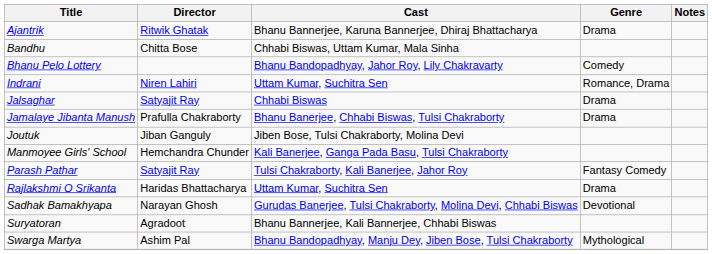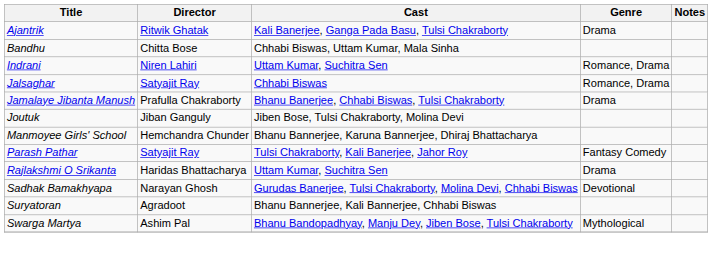(396, 30) Bhanu Bannerjee, Karuna Bannerjee, Dhiraj Bhattacharya -> (381, 30) Kali Banerjee, Ganga Pada Basu, Tulsi Chakraborty
- row: (54, 65)
(599, 100) Drama -> (626, 83) Romance, Drama
(381, 153) Kali Banerjee, Ganga Pada Basu, Tulsi Chakraborty -> (396, 135) Bhanu Bannerjee, Karuna Bannerjee, Dhiraj Bhattacharya
